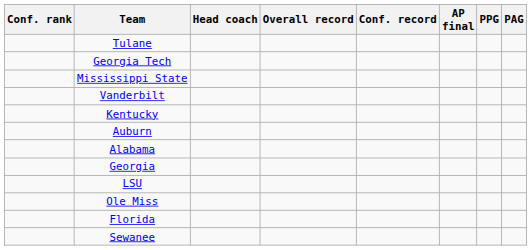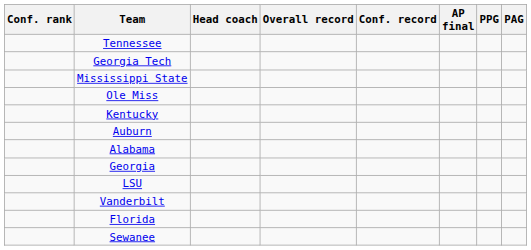+ row: (132, 43)
- row: (132, 43)
rows swapped: (132, 202) <-> (132, 96)
